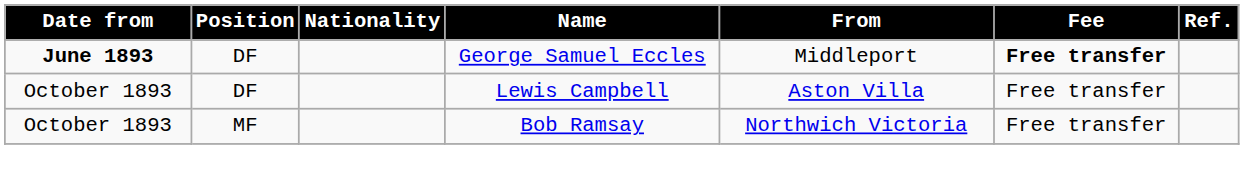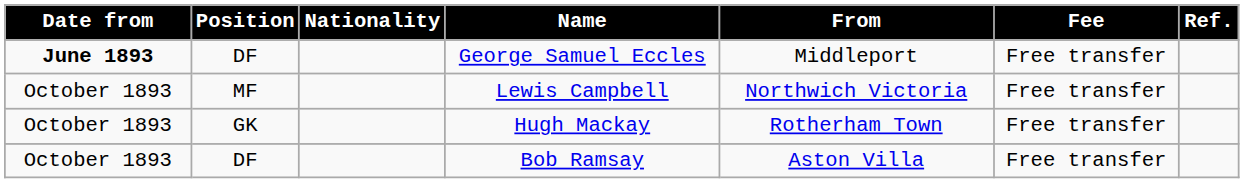(1086, 56) bold -> (1086, 56) normal
(245, 91) DF -> (245, 91) MF
(856, 91) Aston Villa -> (856, 91) Northwich Victoria
+ row: (582, 126)
(245, 126) MF -> (245, 160) DF
(856, 126) Northwich Victoria -> (856, 160) Aston Villa
